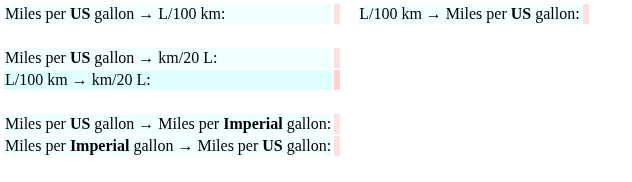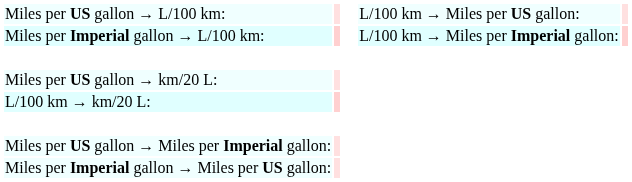+ row: (135, 36)
